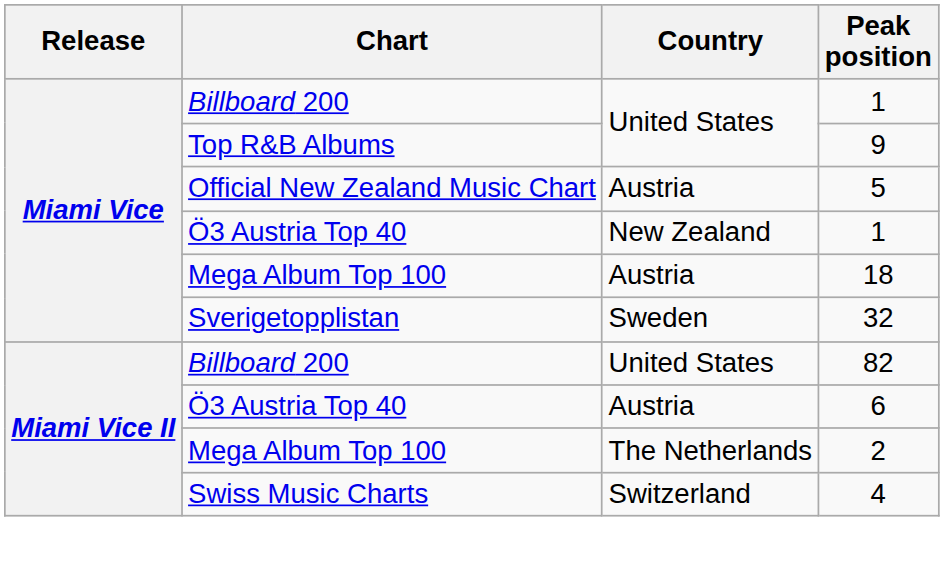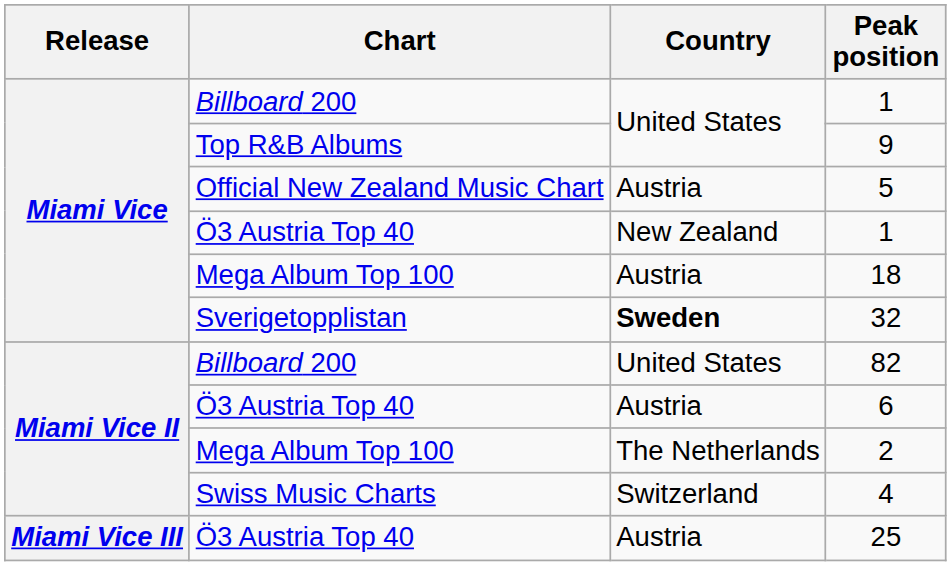(658, 319) normal -> (668, 319) bold
+ row: (305, 537)
